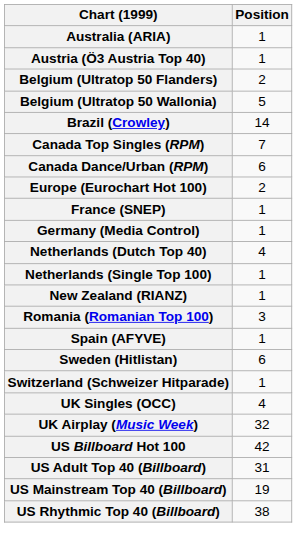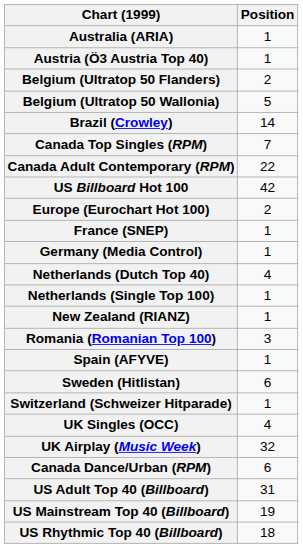+ row: (121, 166)
rows swapped: (118, 166) <-> (118, 446)
(262, 511) 38 -> (268, 532) 18
